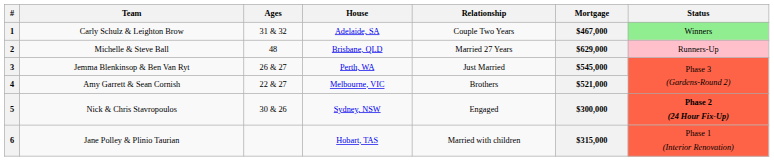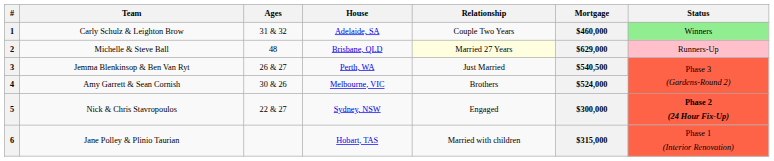(592, 31) $467,000 -> (592, 31) $460,000
(484, 49) no background -> (484, 49) lightyellow background
(592, 67) $545,000 -> (592, 67) $540,500
(273, 84) 22 & 27 -> (273, 84) 30 & 26
(592, 84) $521,000 -> (592, 84) $524,000
(273, 109) 30 & 26 -> (273, 109) 22 & 27
